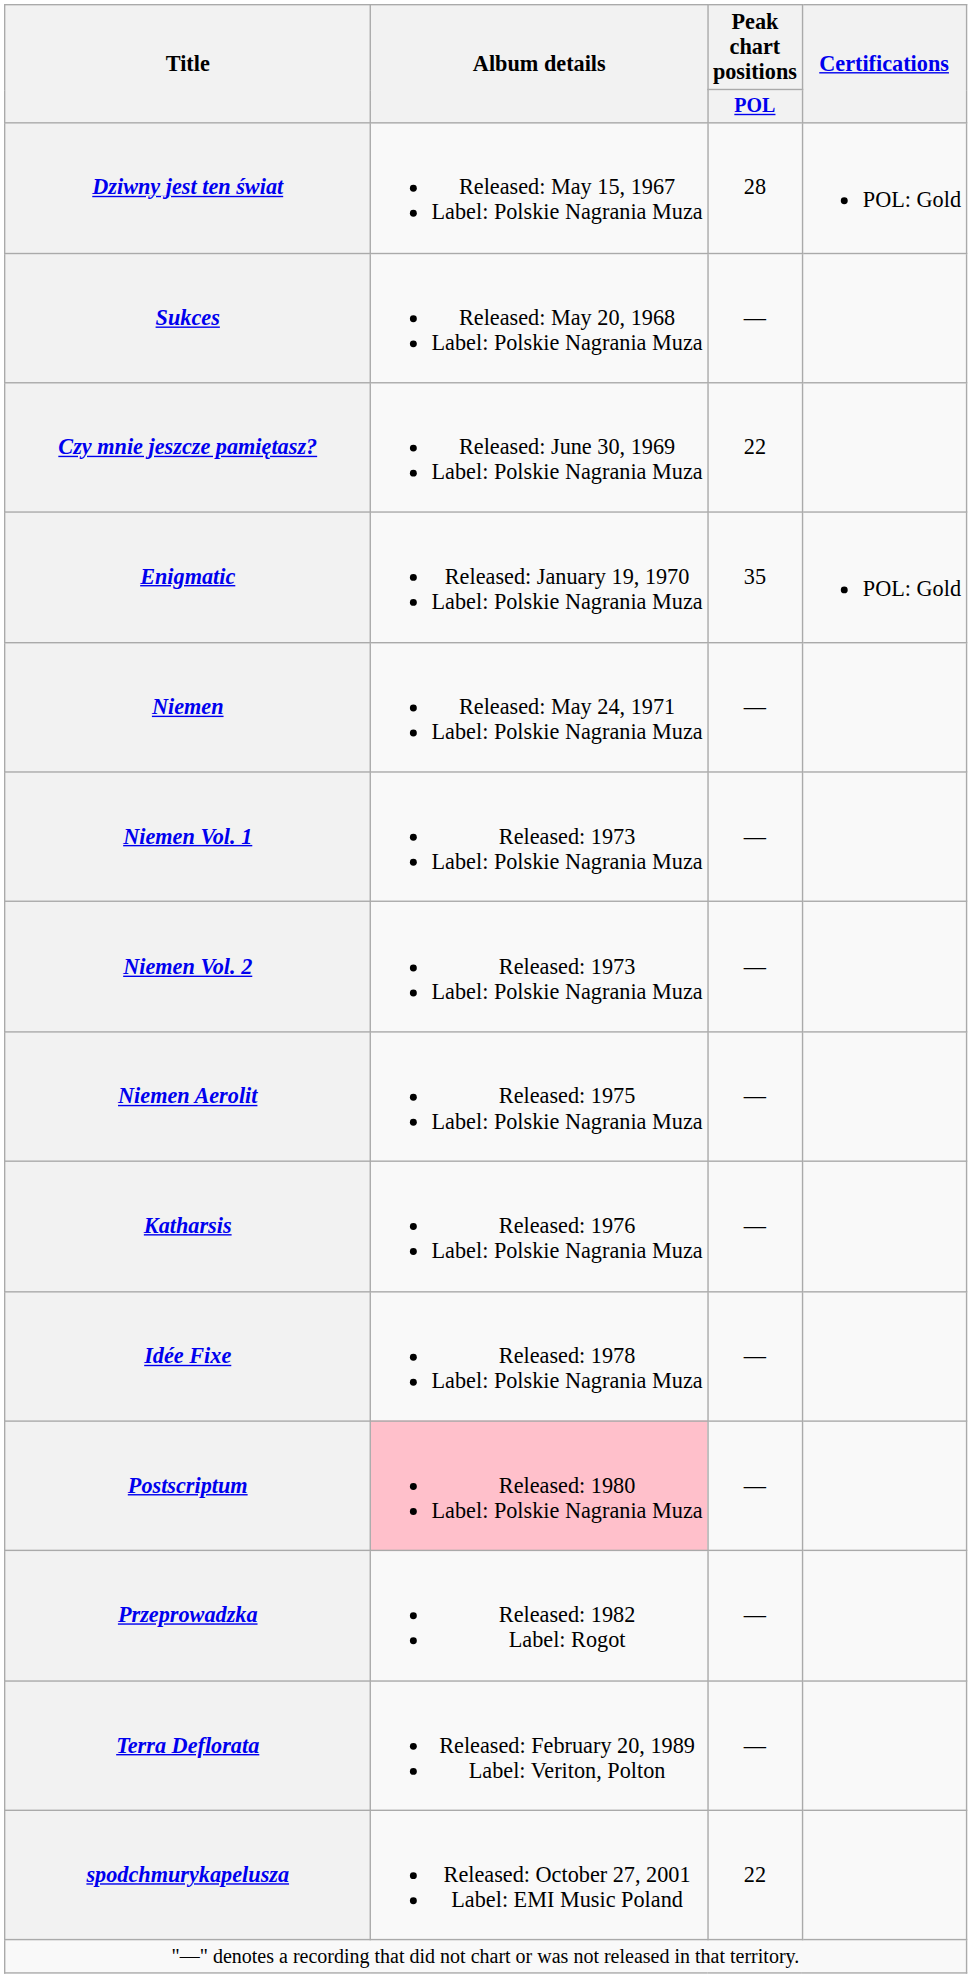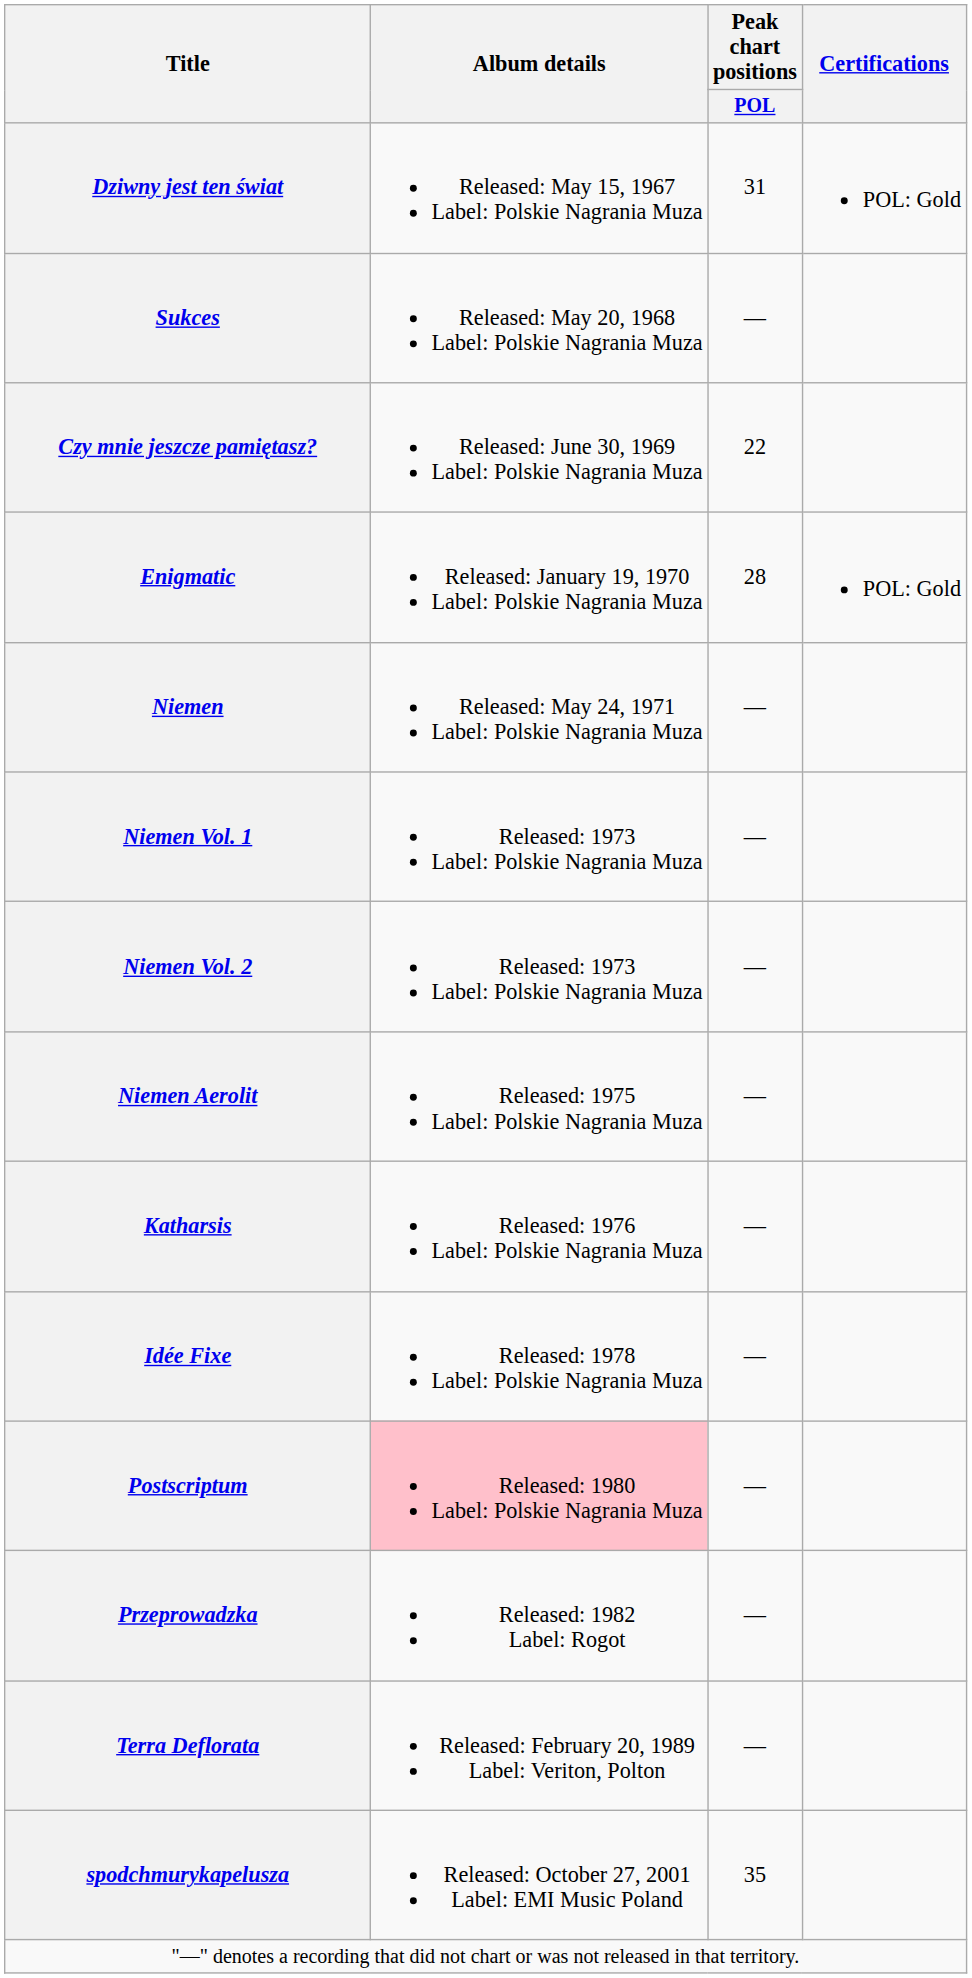(755, 187) 28 -> (755, 187) 31
(755, 577) 35 -> (755, 577) 28
(755, 1875) 22 -> (755, 1875) 35
